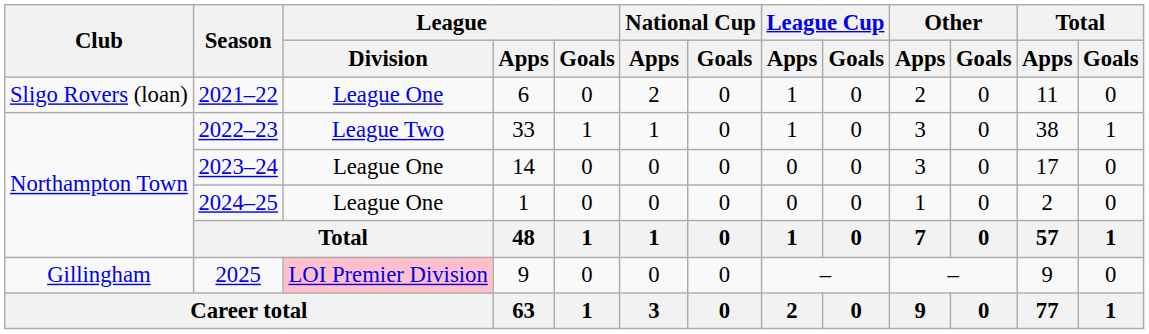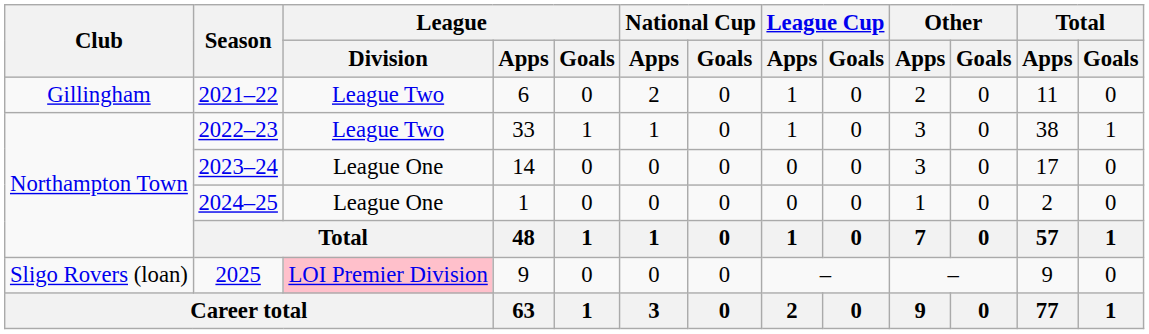(99, 94) Sligo Rovers (loan) -> (99, 94) Gillingham
(388, 94) League One -> (388, 94) League Two
(99, 274) Gillingham -> (99, 274) Sligo Rovers (loan)
